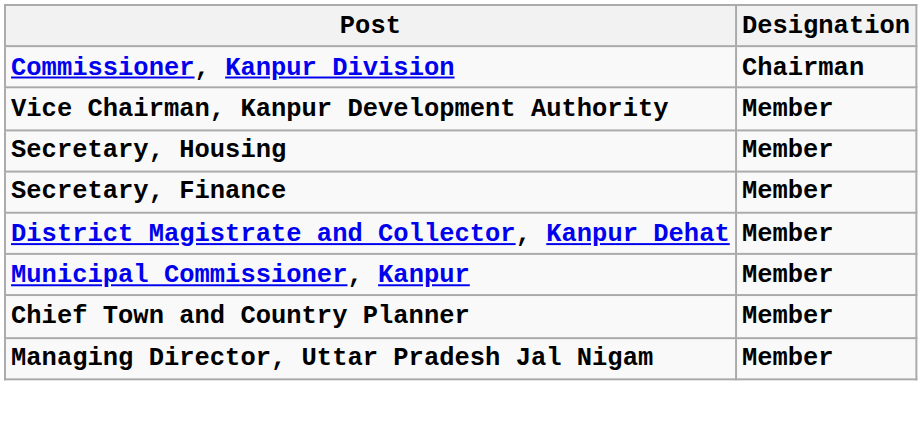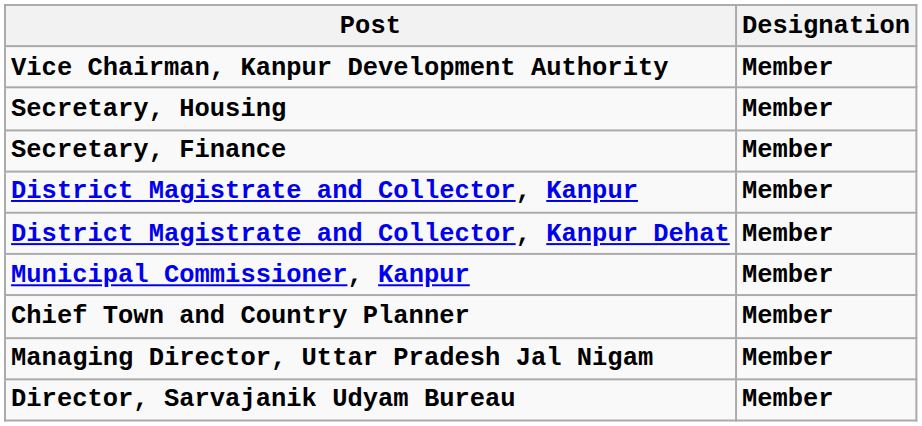- row: (233, 67)
+ row: (325, 192)
+ row: (263, 399)
